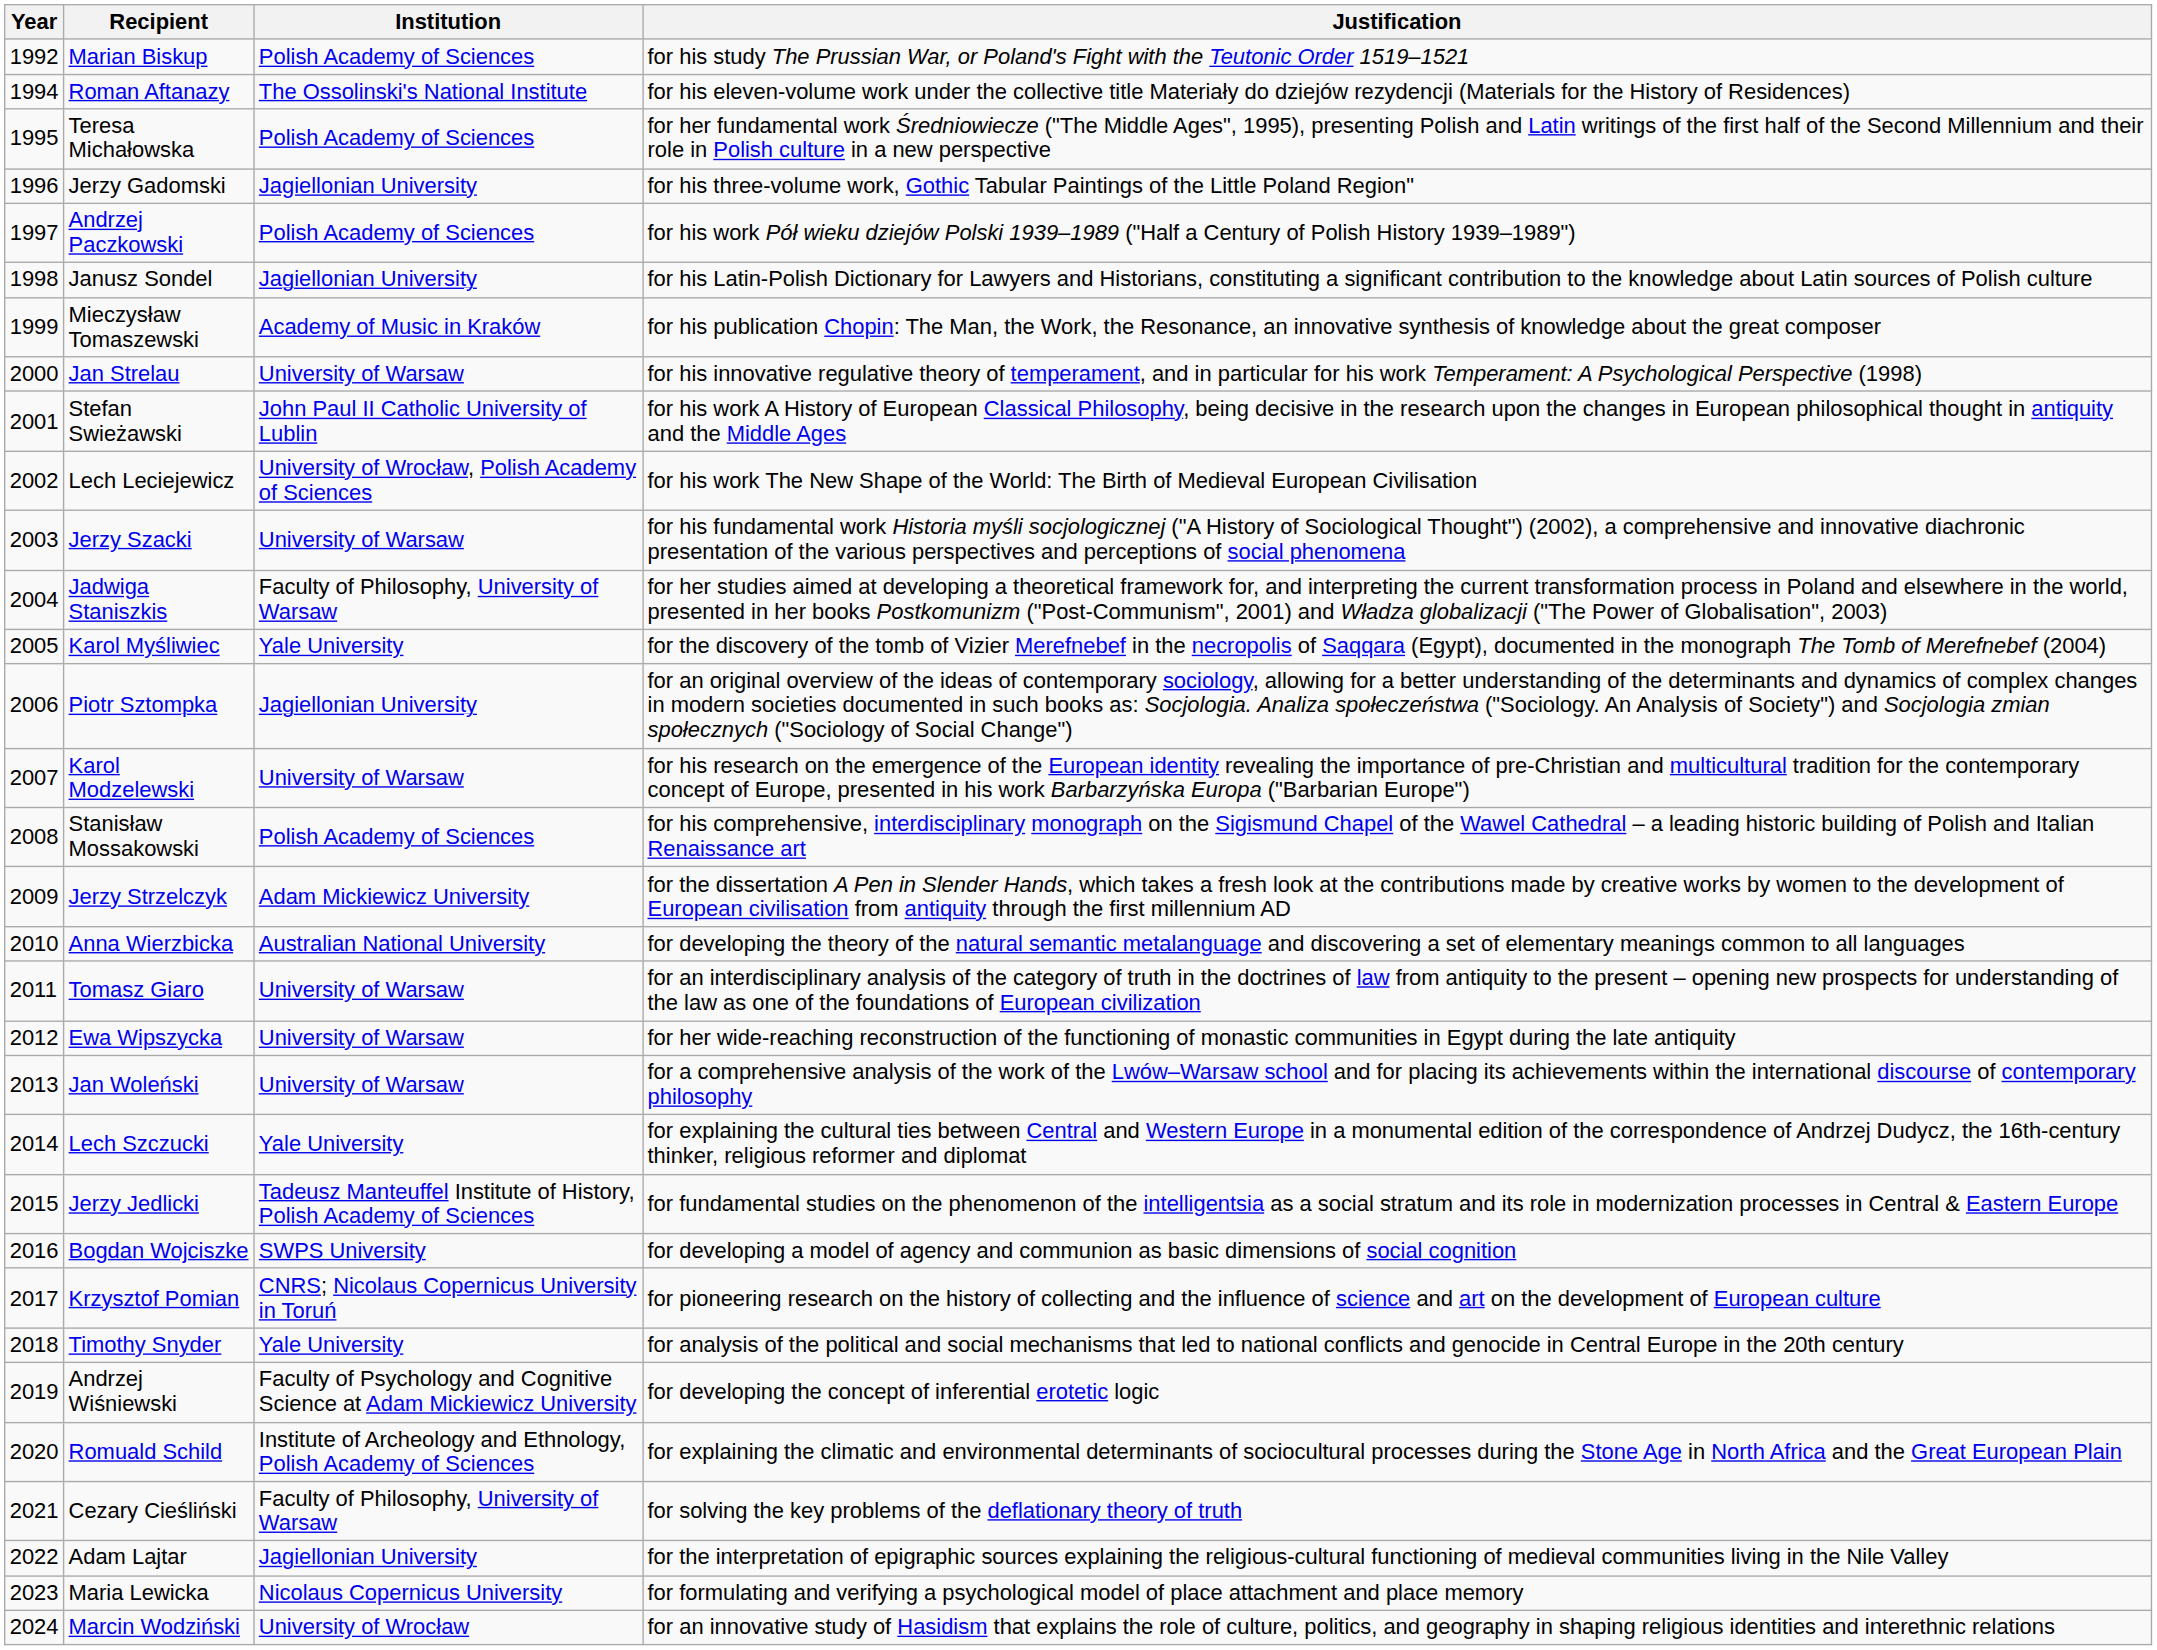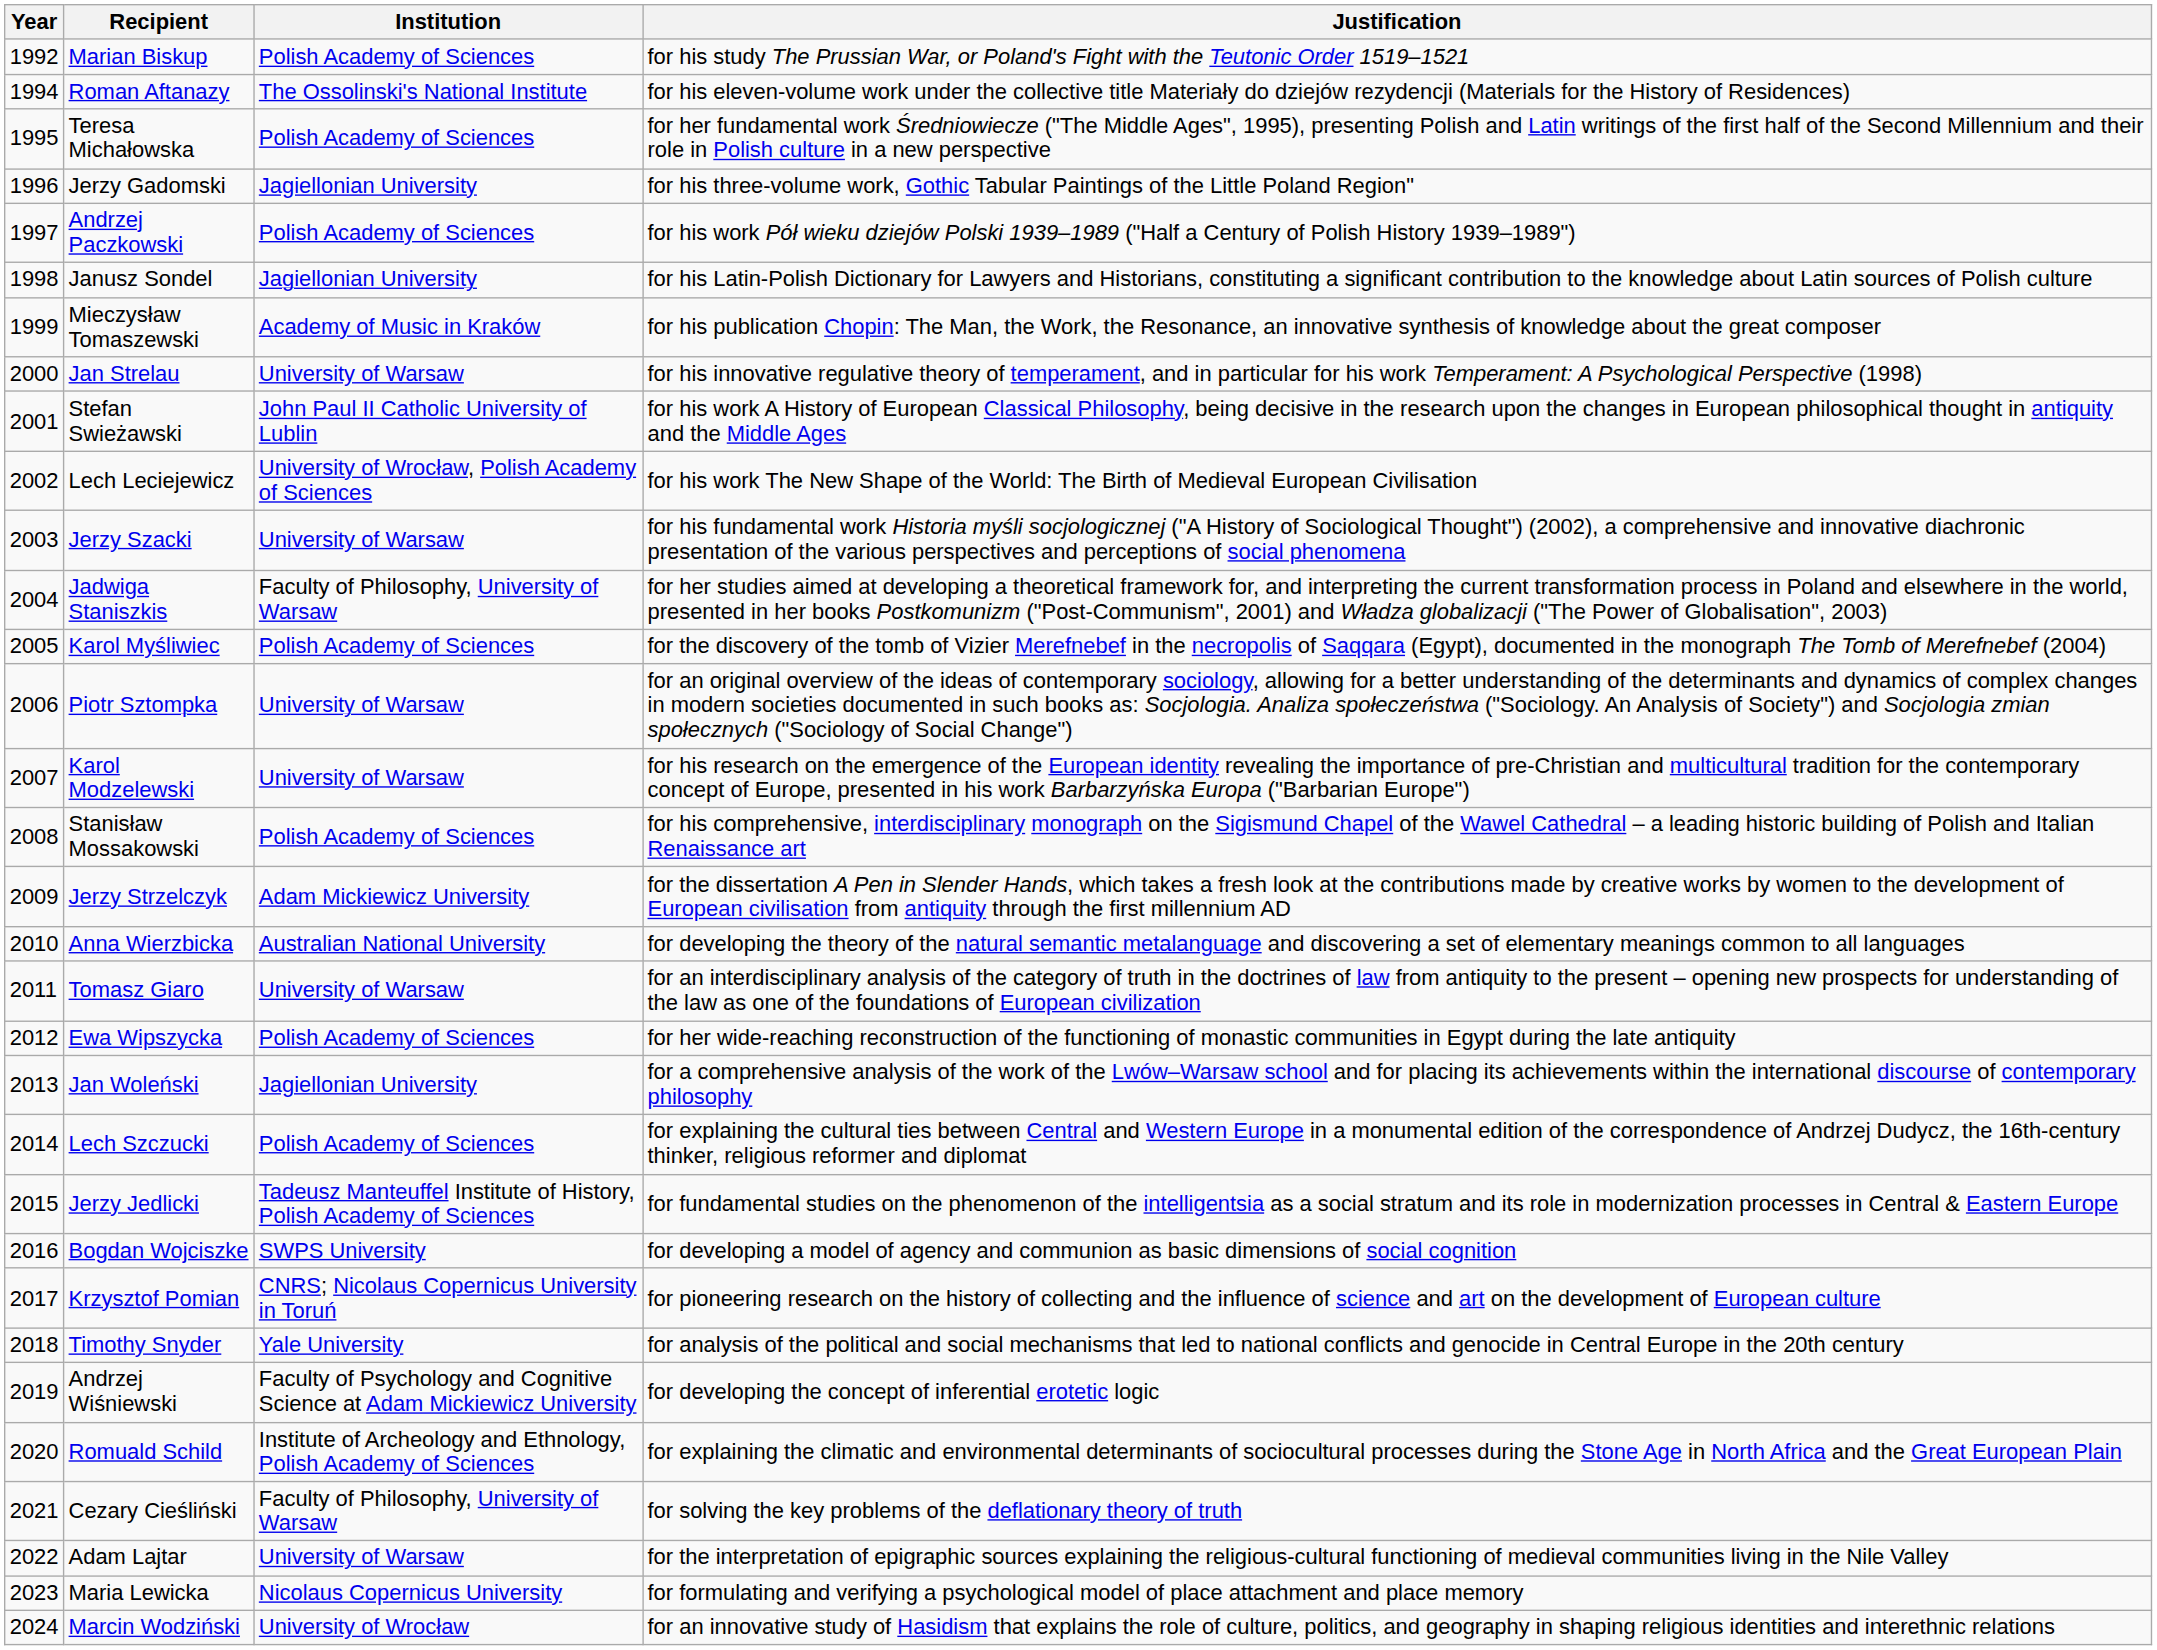(331, 646) Yale University -> (397, 646) Polish Academy of Sciences
(368, 705) Jagiellonian University -> (361, 705) University of Warsaw
(361, 1037) University of Warsaw -> (397, 1037) Polish Academy of Sciences
(361, 1084) University of Warsaw -> (368, 1084) Jagiellonian University
(331, 1144) Yale University -> (397, 1144) Polish Academy of Sciences
(368, 1557) Jagiellonian University -> (361, 1557) University of Warsaw
